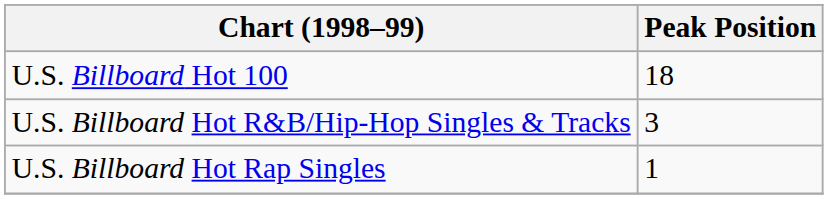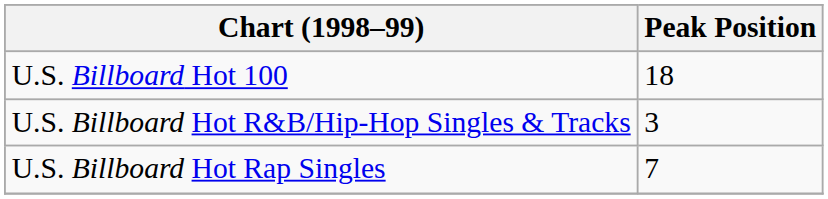(652, 168) 1 -> (652, 168) 7
